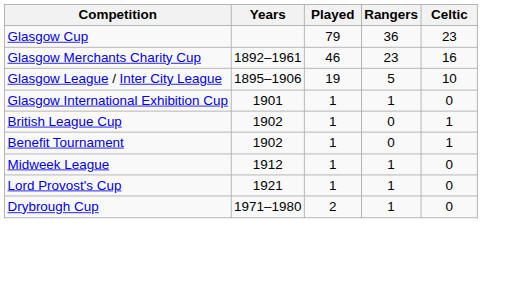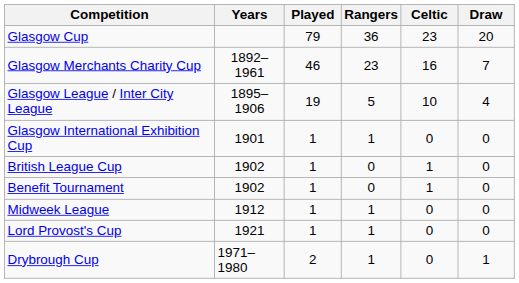+ column: (486, 15)
